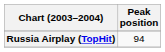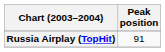(139, 39) 94 -> (139, 39) 91
